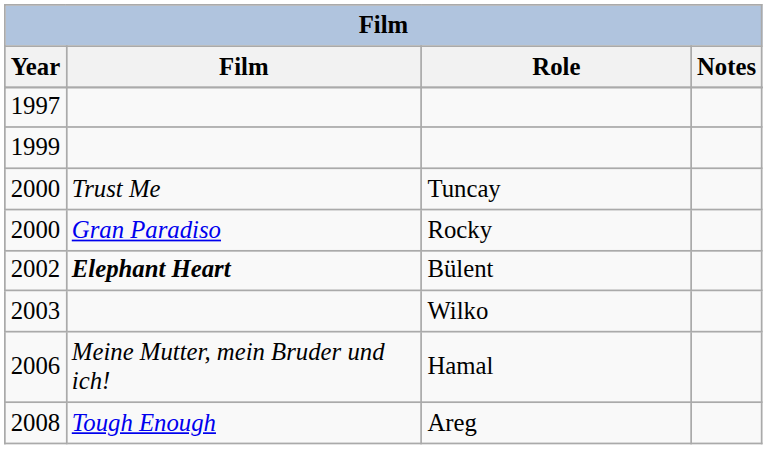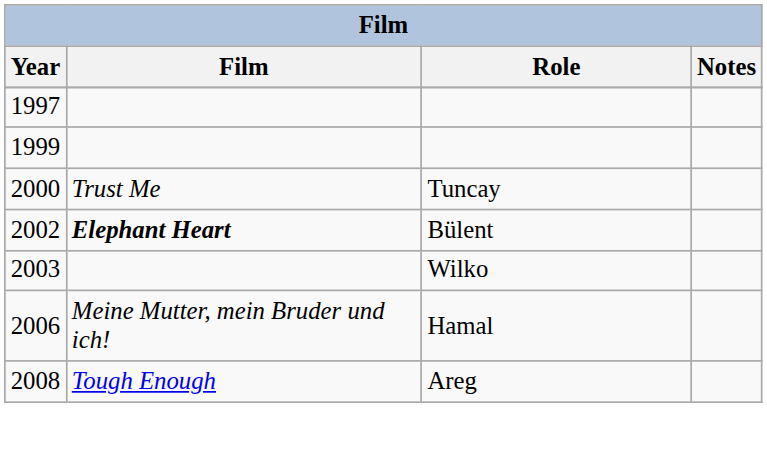- row: (35, 229)
